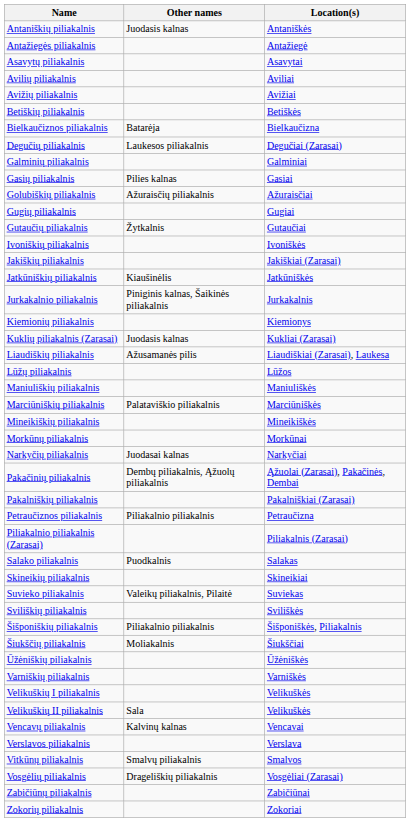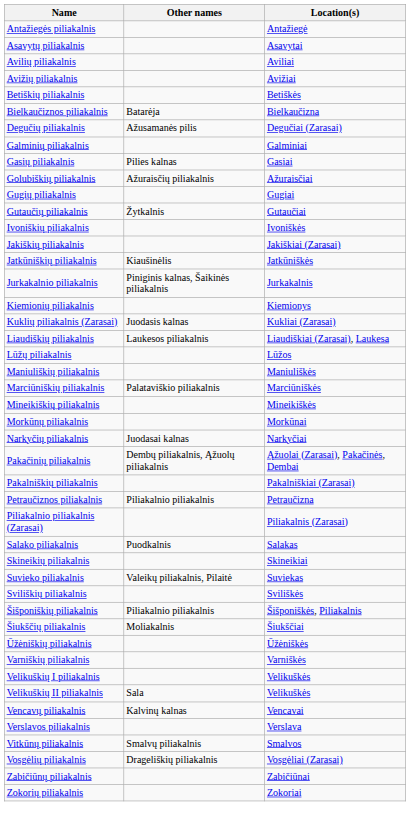- row: (51, 29)
(167, 145) Laukesos piliakalnis -> (162, 128) Ažusamanės pilis
(162, 355) Ažusamanės pilis -> (167, 339) Laukesos piliakalnis
